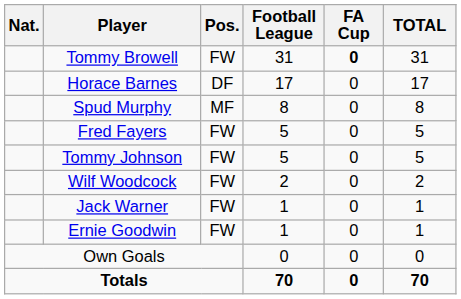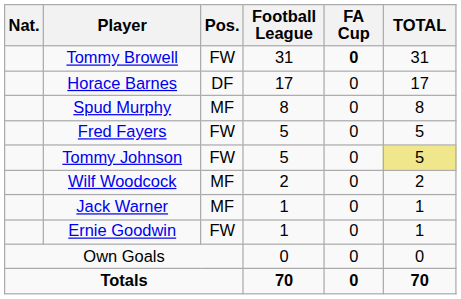(420, 157) no background -> (420, 157) khaki background
(222, 181) FW -> (222, 181) MF
(222, 206) FW -> (222, 206) MF
